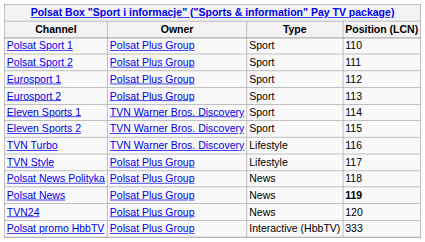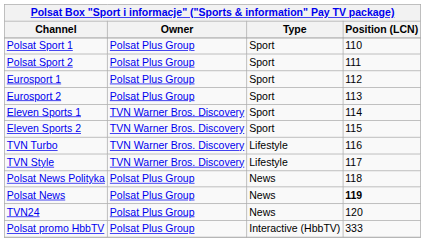(152, 163) Polsat Plus Group -> (177, 163) TVN Warner Bros. Discovery
